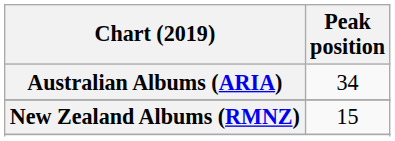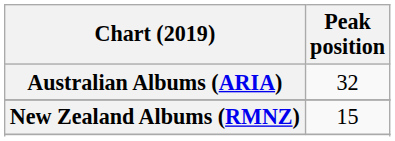(348, 81) 34 -> (348, 81) 32
